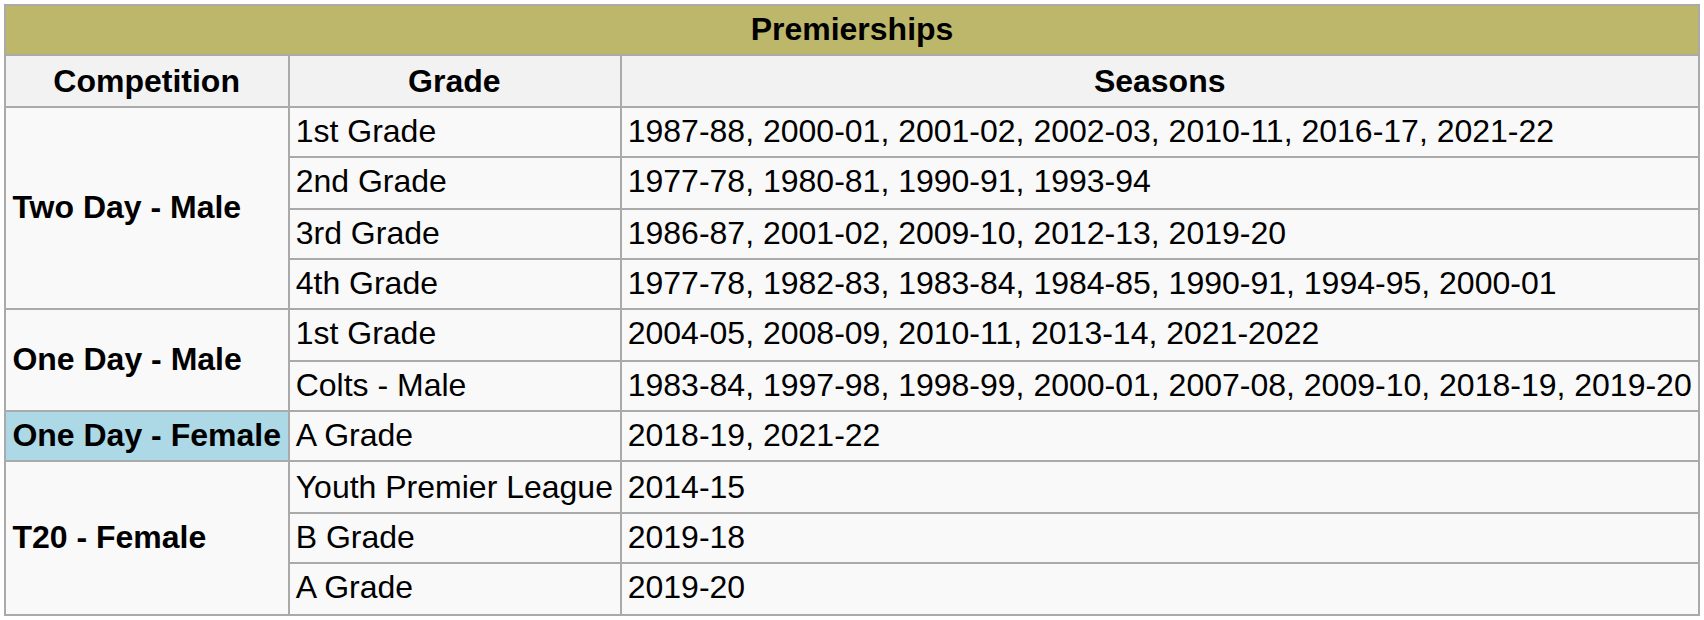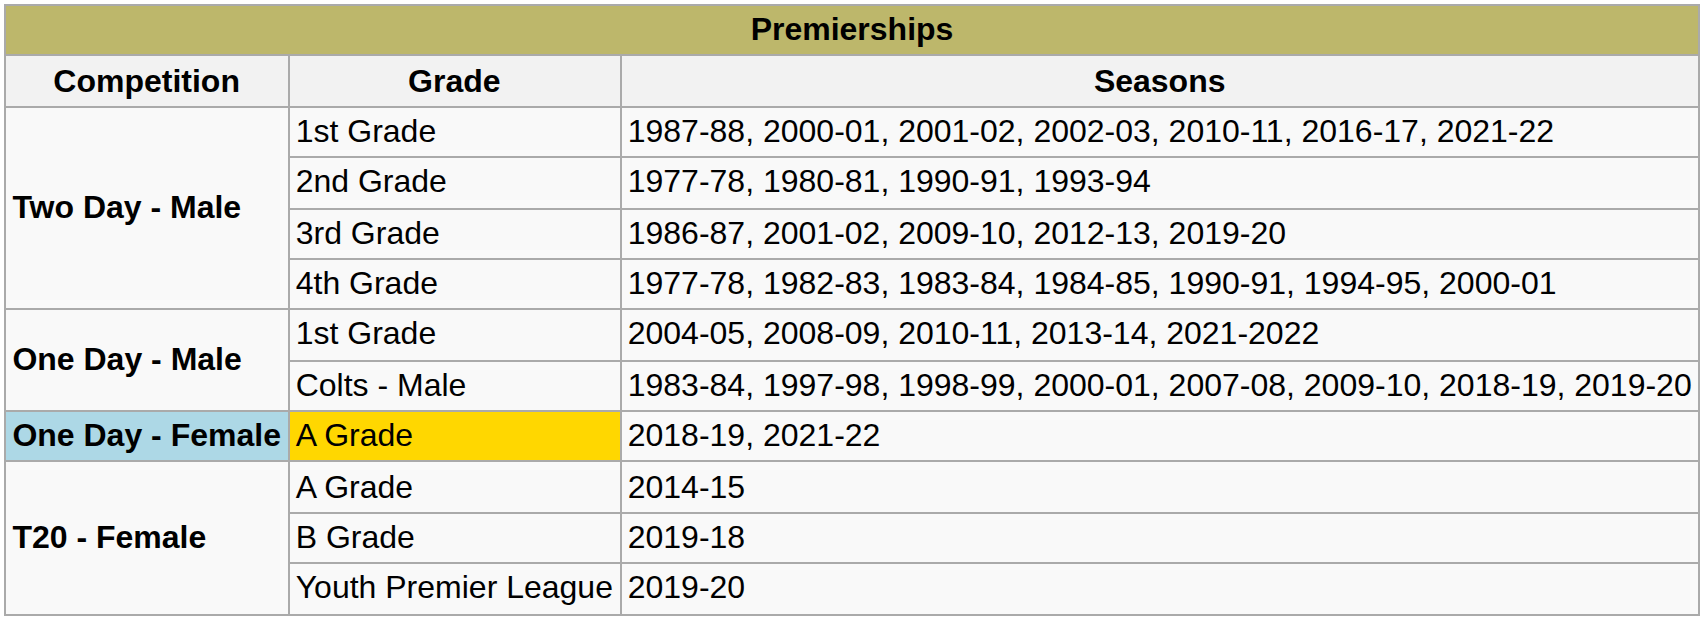(354, 435) no background -> (354, 435) gold background
(454, 486) Youth Premier League -> (354, 486) A Grade
(354, 588) A Grade -> (454, 588) Youth Premier League
